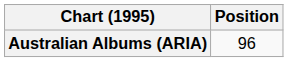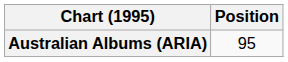(247, 43) 96 -> (247, 43) 95
